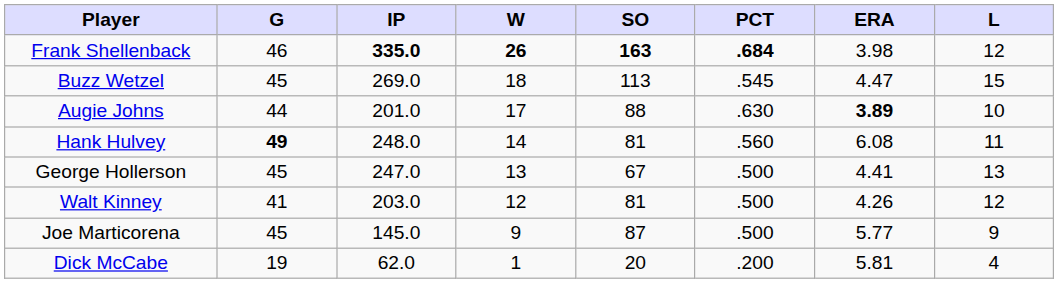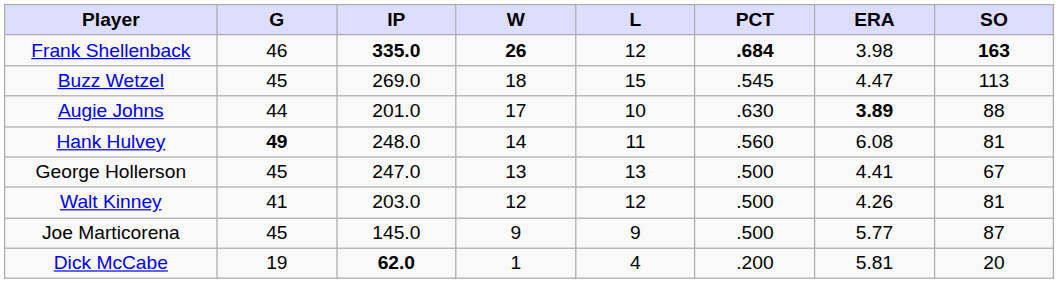columns swapped: (994, 19) <-> (635, 19)
(396, 263) normal -> (396, 263) bold
